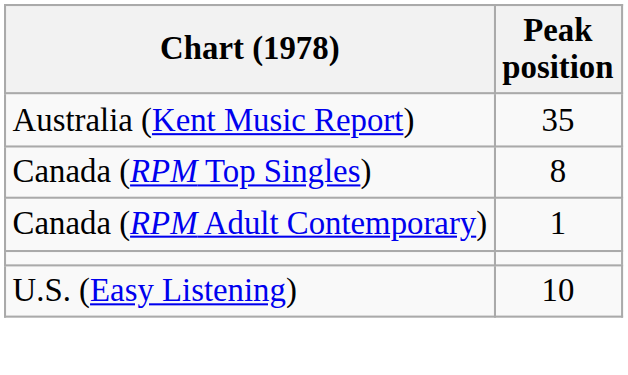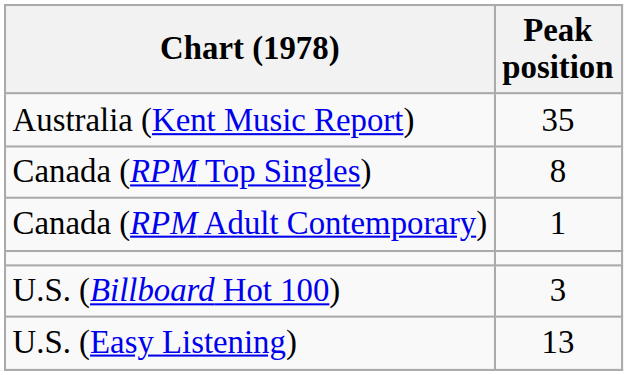+ row: (176, 290)
(558, 290) 10 -> (558, 342) 13
